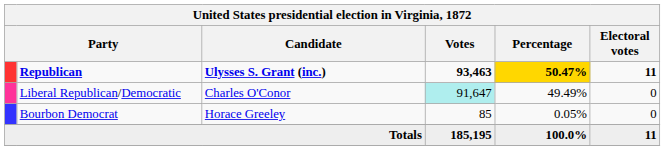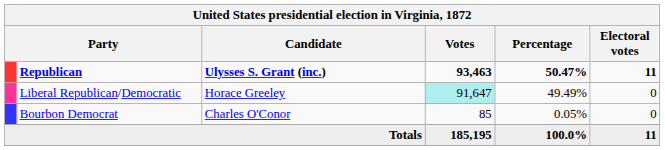(566, 72) gold background -> (566, 72) no background
(248, 93) Charles O'Conor -> (245, 93) Horace Greeley
(245, 114) Horace Greeley -> (248, 114) Charles O'Conor
